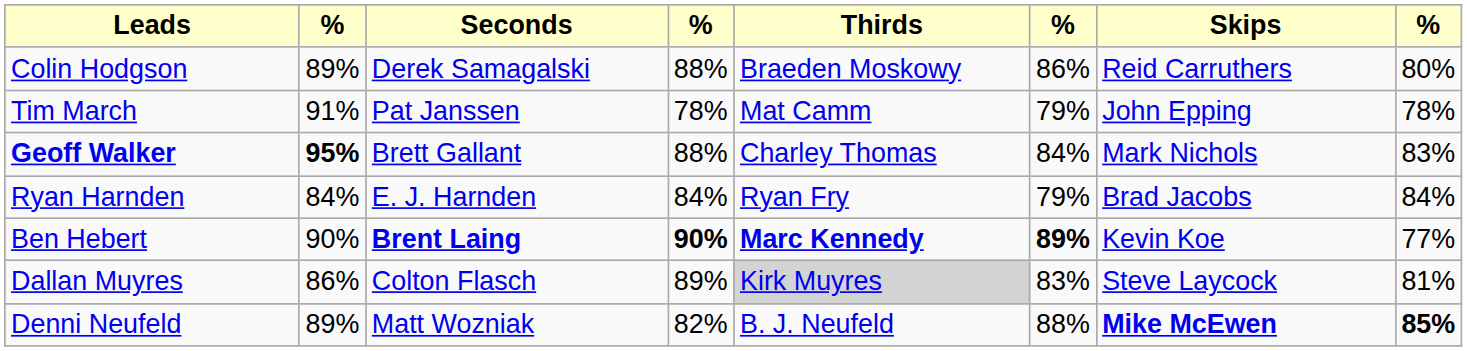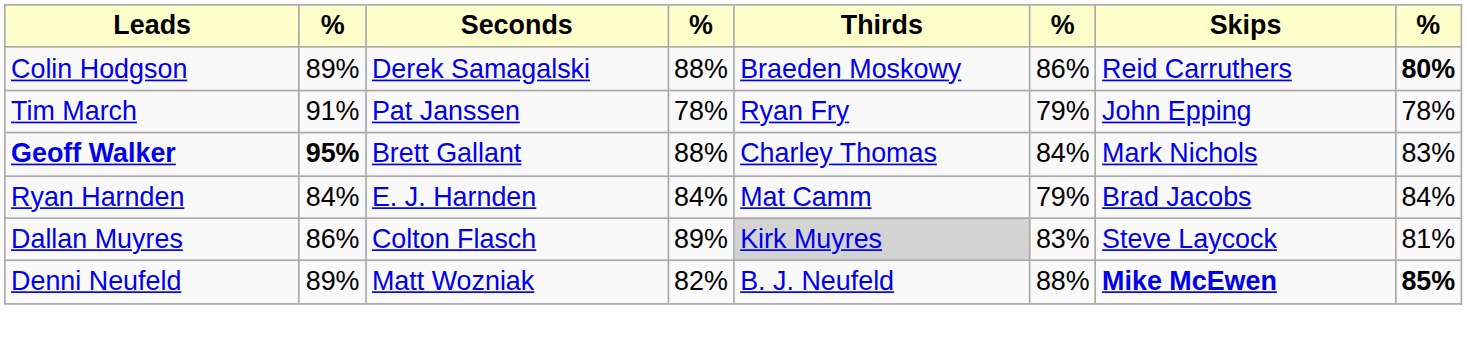(1428, 68) normal -> (1428, 68) bold
(806, 111) Mat Camm -> (795, 111) Ryan Fry
(795, 196) Ryan Fry -> (806, 196) Mat Camm
- row: (79, 238)
